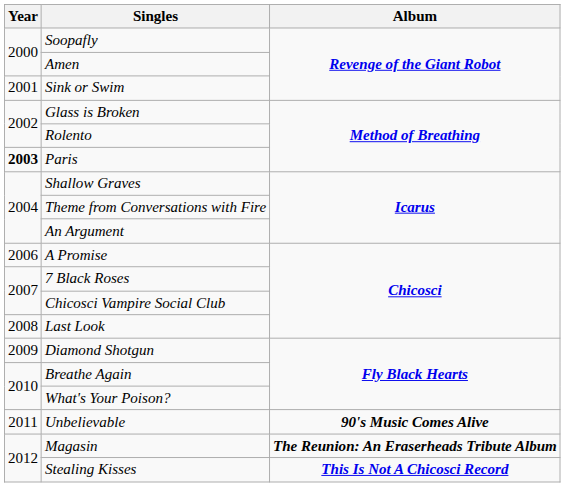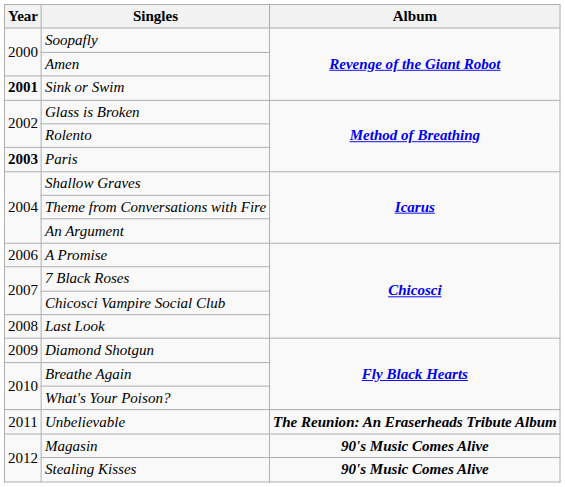(23, 87) normal -> (23, 87) bold
(415, 421) 90's Music Comes Alive -> (415, 421) The Reunion: An Eraserheads Tribute Album
(415, 445) The Reunion: An Eraserheads Tribute Album -> (415, 445) 90's Music Comes Alive
(415, 469) This Is Not A Chicosci Record -> (415, 469) 90's Music Comes Alive
